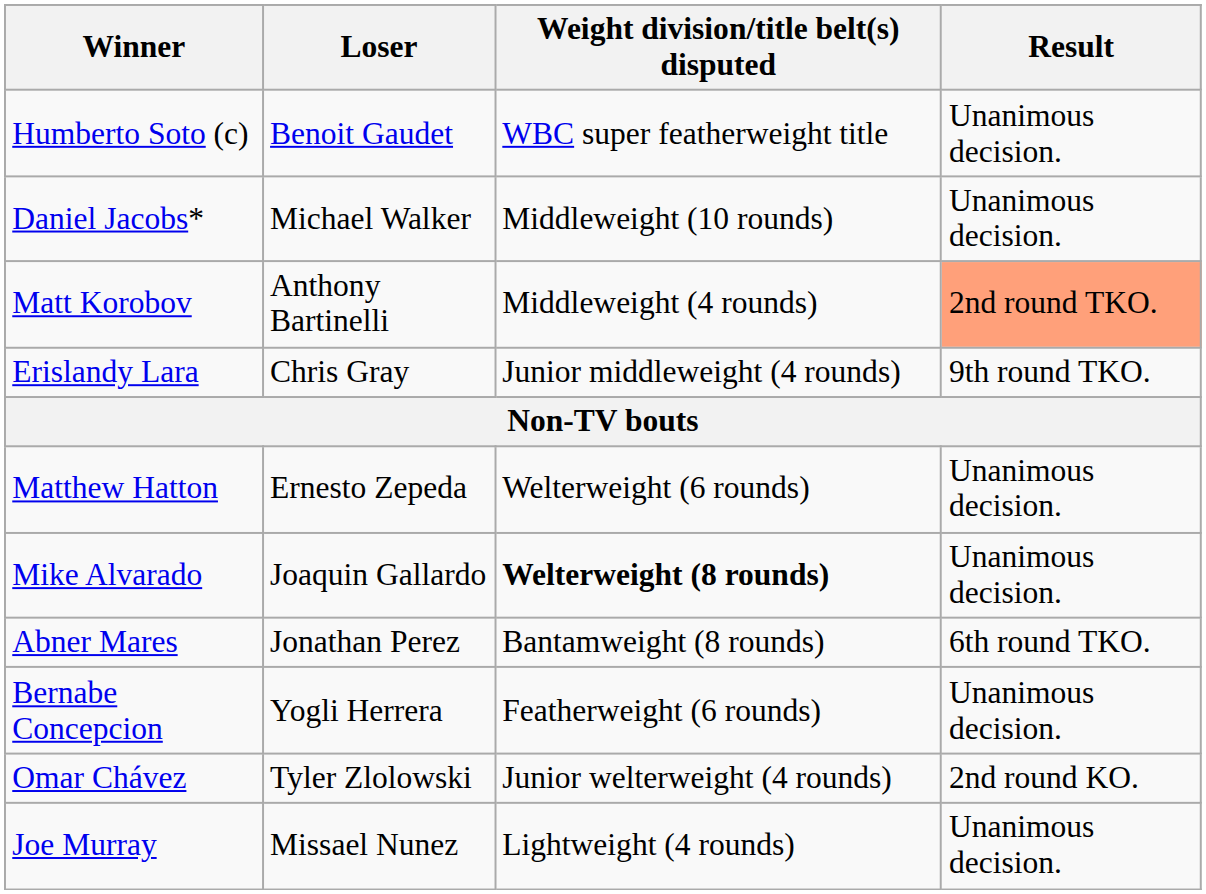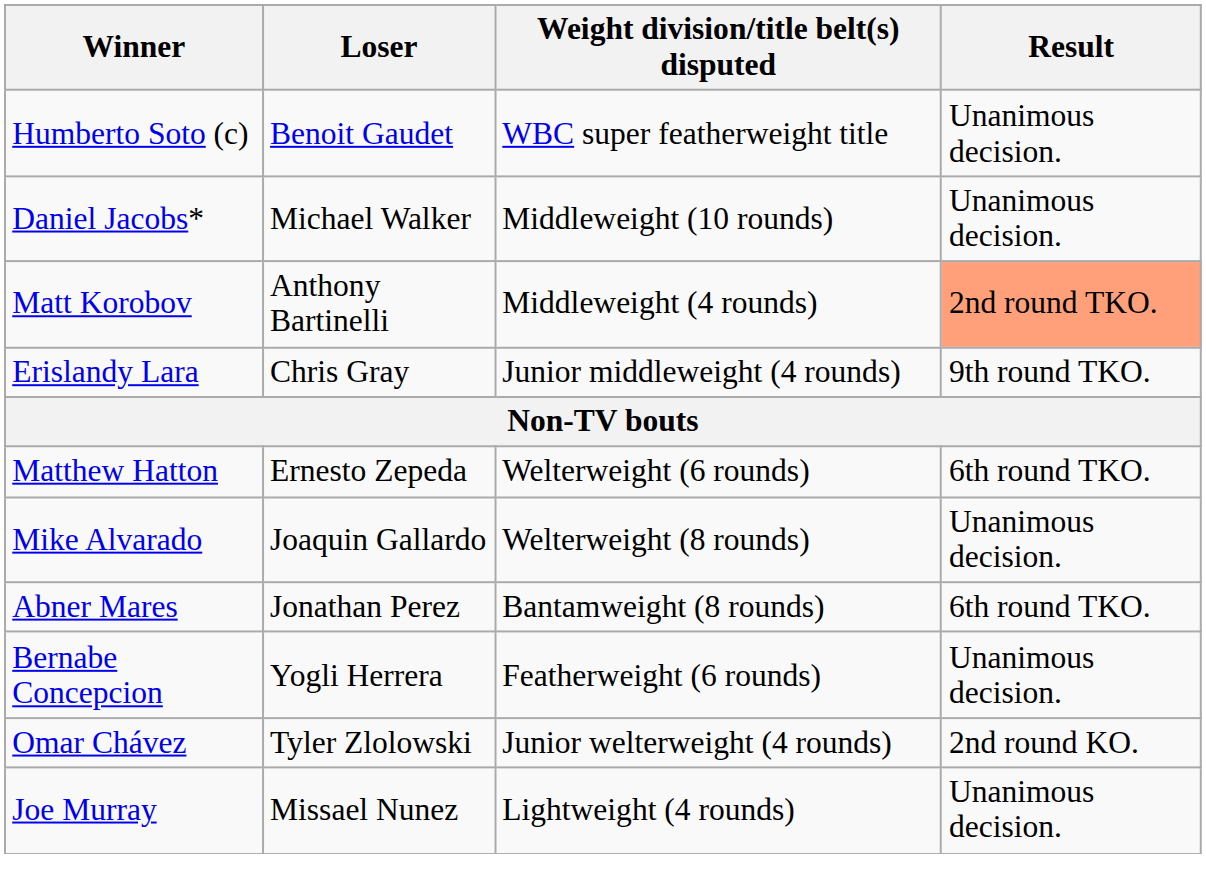(1022, 488) Unanimous decision. -> (1050, 471) 6th round TKO.
(666, 574) bold -> (656, 538) normal
